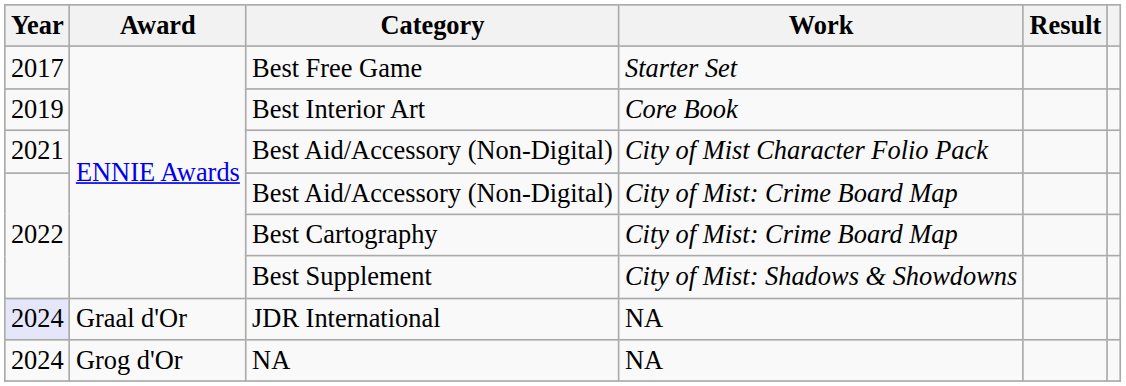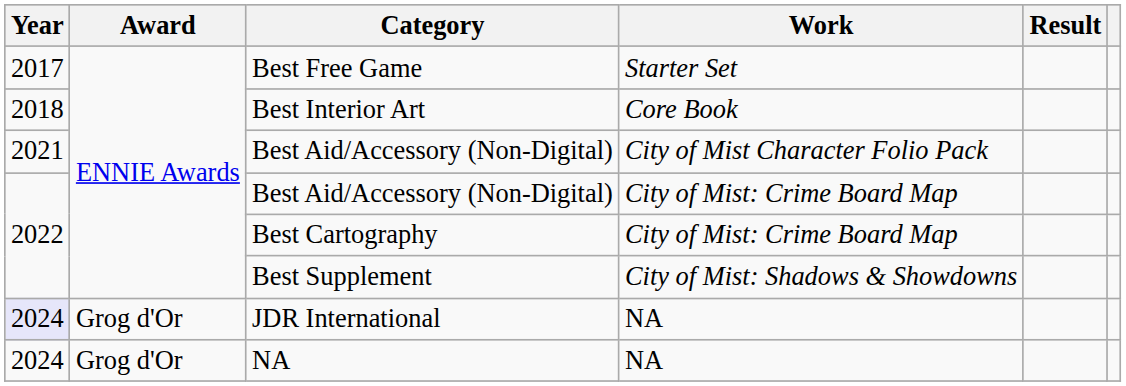(37, 109) 2019 -> (37, 109) 2018
(131, 318) Graal d'Or -> (129, 318) Grog d'Or
